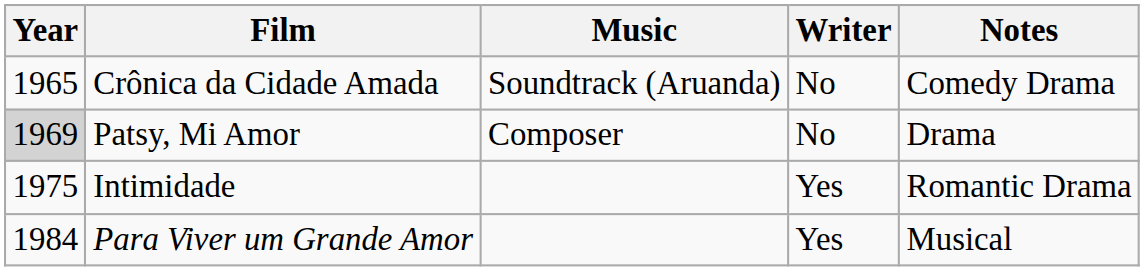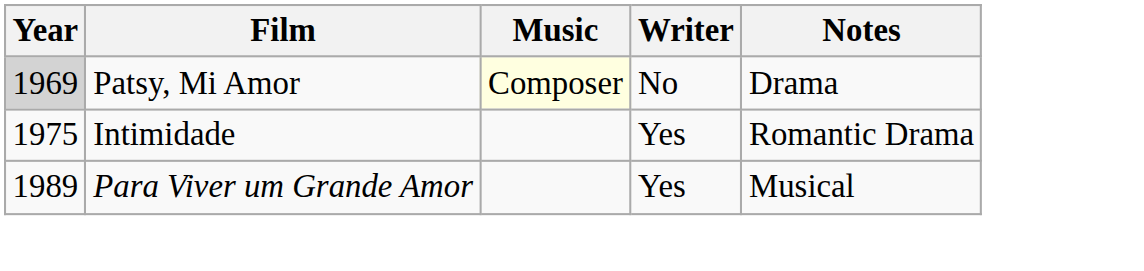- row: (266, 82)
(555, 134) no background -> (555, 82) lightyellow background
(45, 238) 1984 -> (45, 186) 1989
